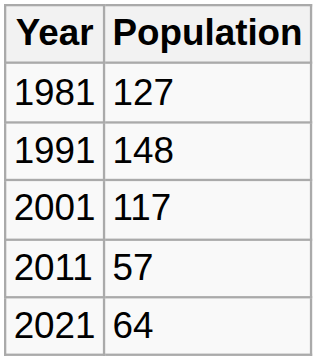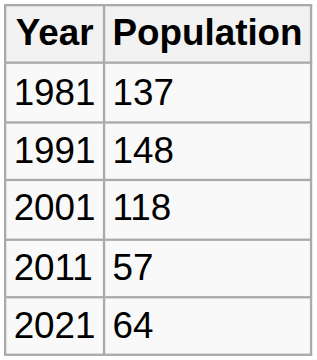(143, 92) 127 -> (143, 92) 137
(142, 208) 117 -> (142, 208) 118
